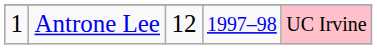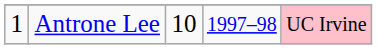(184, 24) 12 -> (184, 24) 10
